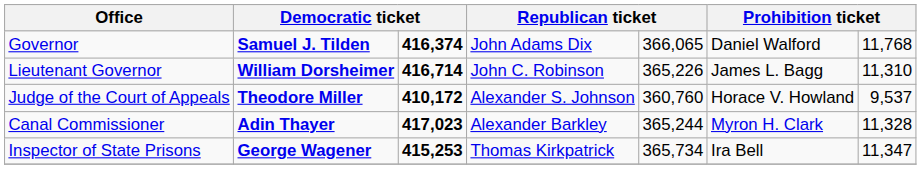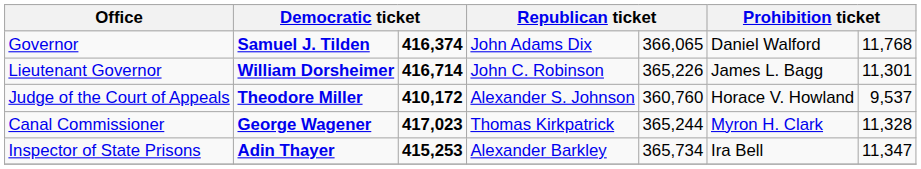(887, 71) 11,310 -> (887, 71) 11,301
(286, 124) Adin Thayer -> (304, 124) George Wagener
(539, 124) Alexander Barkley -> (542, 124) Thomas Kirkpatrick
(304, 151) George Wagener -> (286, 151) Adin Thayer
(542, 151) Thomas Kirkpatrick -> (539, 151) Alexander Barkley
